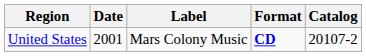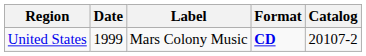(108, 39) 2001 -> (108, 39) 1999
